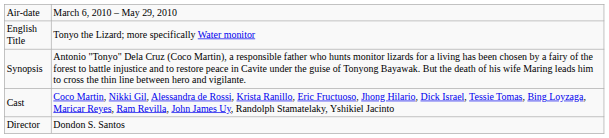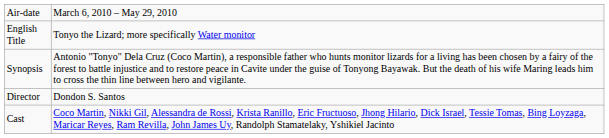rows swapped: (23, 125) <-> (16, 103)
